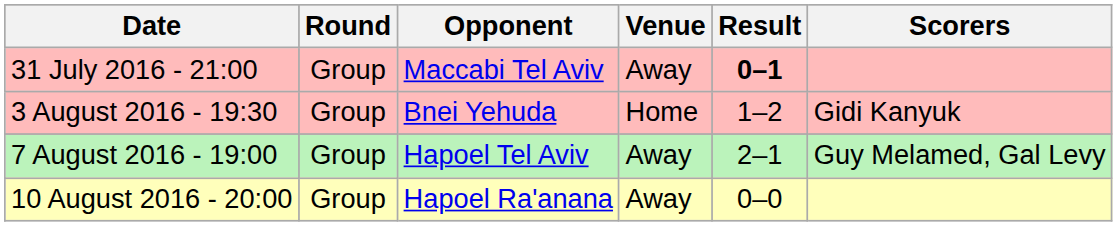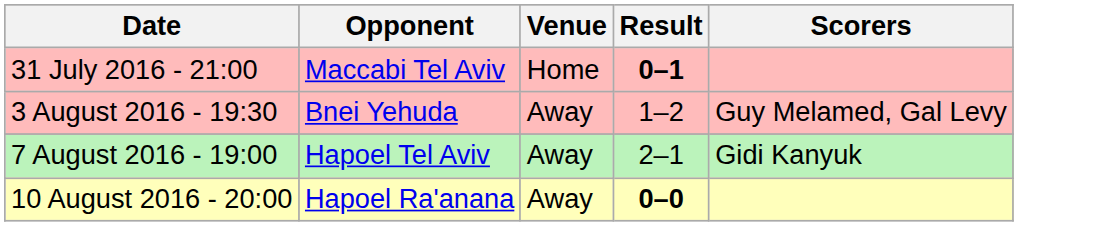- column: (348, 26)
(659, 69) Away -> (563, 69) Home
(662, 112) Home -> (560, 112) Away
(887, 112) Gidi Kanyuk -> (861, 112) Guy Melamed, Gal Levy
(960, 155) Guy Melamed, Gal Levy -> (789, 155) Gidi Kanyuk
(760, 198) normal -> (661, 198) bold
